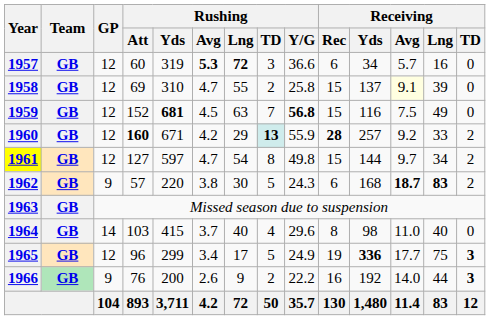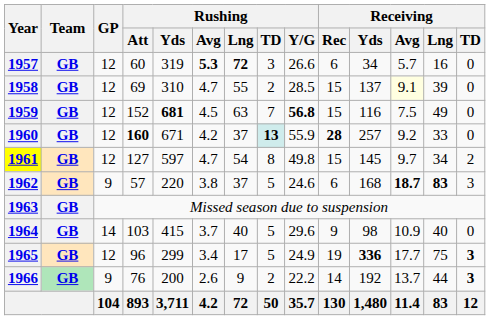(302, 64) 36.6 -> (302, 64) 26.6
(302, 87) 25.8 -> (302, 87) 28.5
(241, 135) 29 -> (241, 135) 37
(471, 135) 2 -> (471, 135) 0
(370, 159) 144 -> (370, 159) 145
(241, 183) 30 -> (241, 183) 37
(302, 183) 24.3 -> (302, 183) 24.6
(471, 183) 2 -> (471, 183) 3
(271, 231) 4 -> (271, 231) 5
(334, 231) 8 -> (334, 231) 9
(407, 231) 11.0 -> (407, 231) 10.9
(334, 278) 16 -> (334, 278) 14
(407, 278) 14.0 -> (407, 278) 13.7
